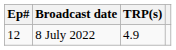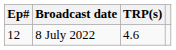(131, 34) 4.9 -> (131, 34) 4.6
